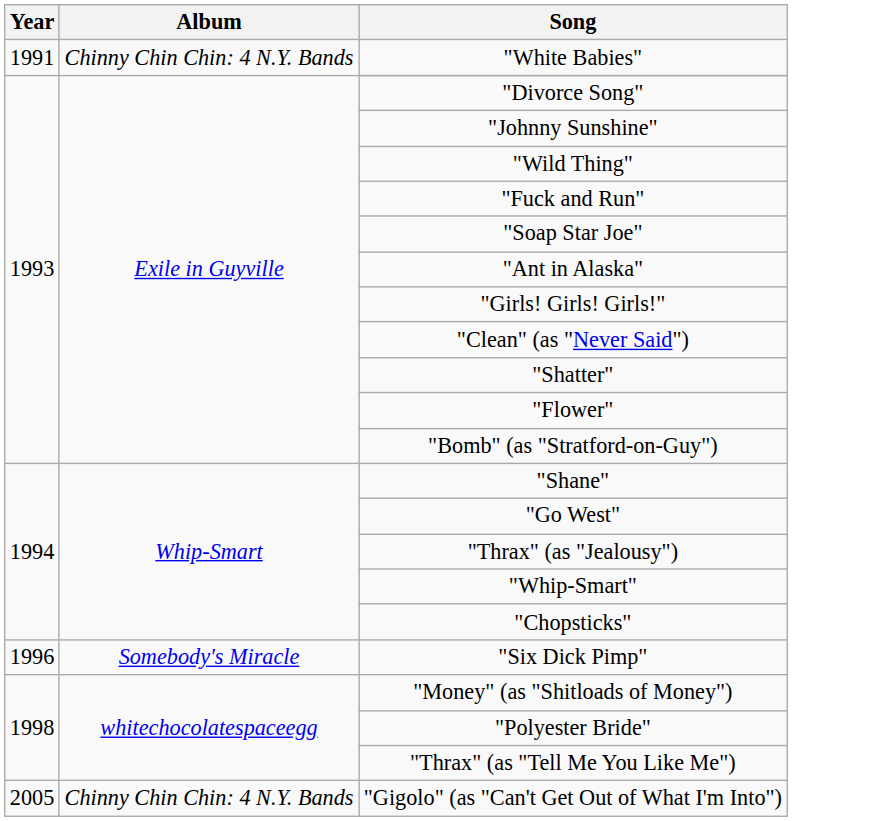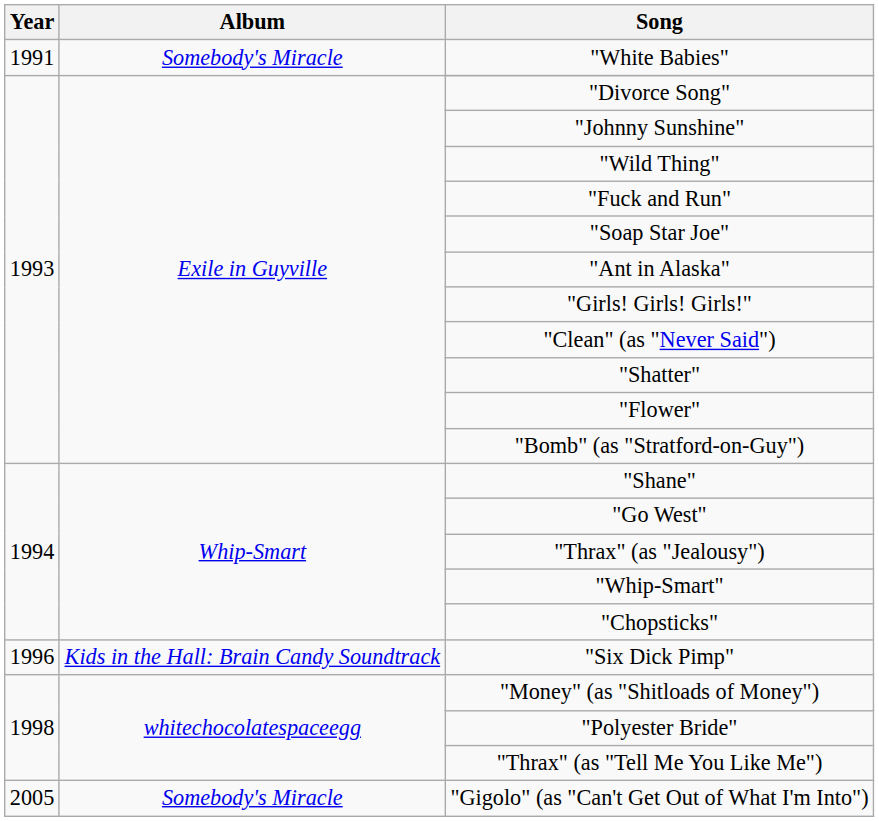(209, 57) Chinny Chin Chin: 4 N.Y. Bands -> (252, 57) Somebody's Miracle
(209, 657) Somebody's Miracle -> (252, 657) Kids in the Hall: Brain Candy Soundtrack
(209, 798) Chinny Chin Chin: 4 N.Y. Bands -> (252, 798) Somebody's Miracle
